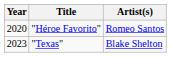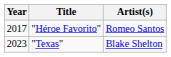(17, 28) 2020 -> (17, 28) 2017
